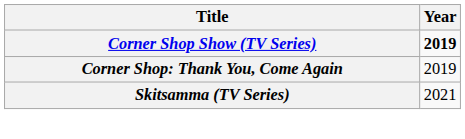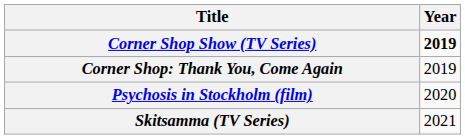+ row: (212, 95)
